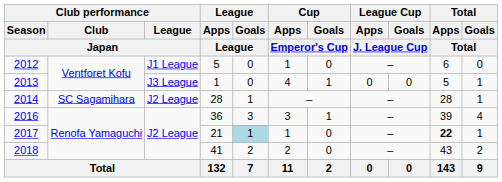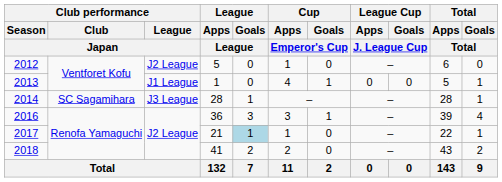(173, 64) J1 League -> (173, 64) J2 League
(173, 82) J3 League -> (173, 82) J1 League
(173, 99) J2 League -> (173, 99) J3 League
(446, 133) bold -> (446, 133) normal
